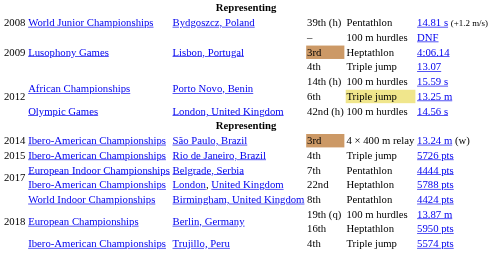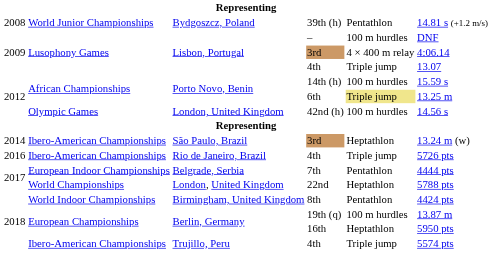(370, 52) Heptathlon -> (380, 52) 4 × 400 m relay
(380, 140) 4 × 400 m relay -> (370, 140) Heptathlon
(15, 155) 2015 -> (15, 155) 2016
(97, 185) Ibero-American Championships -> (76, 185) World Championships
